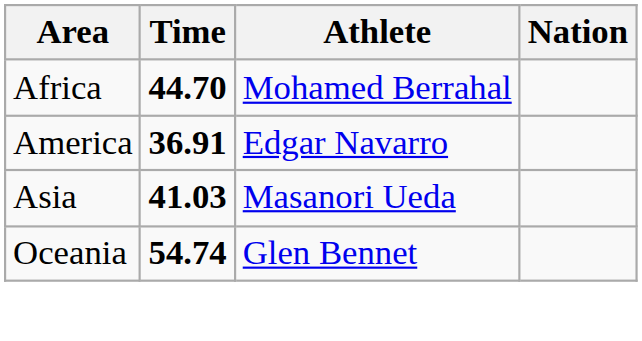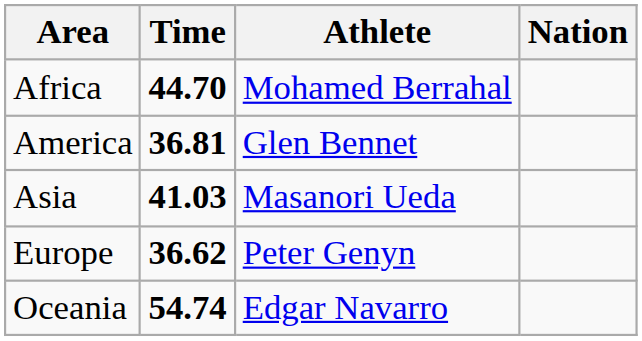(188, 142) 36.91 -> (188, 142) 36.81
(345, 142) Edgar Navarro -> (330, 142) Glen Bennet
+ row: (63, 252)
(330, 252) Glen Bennet -> (345, 307) Edgar Navarro
